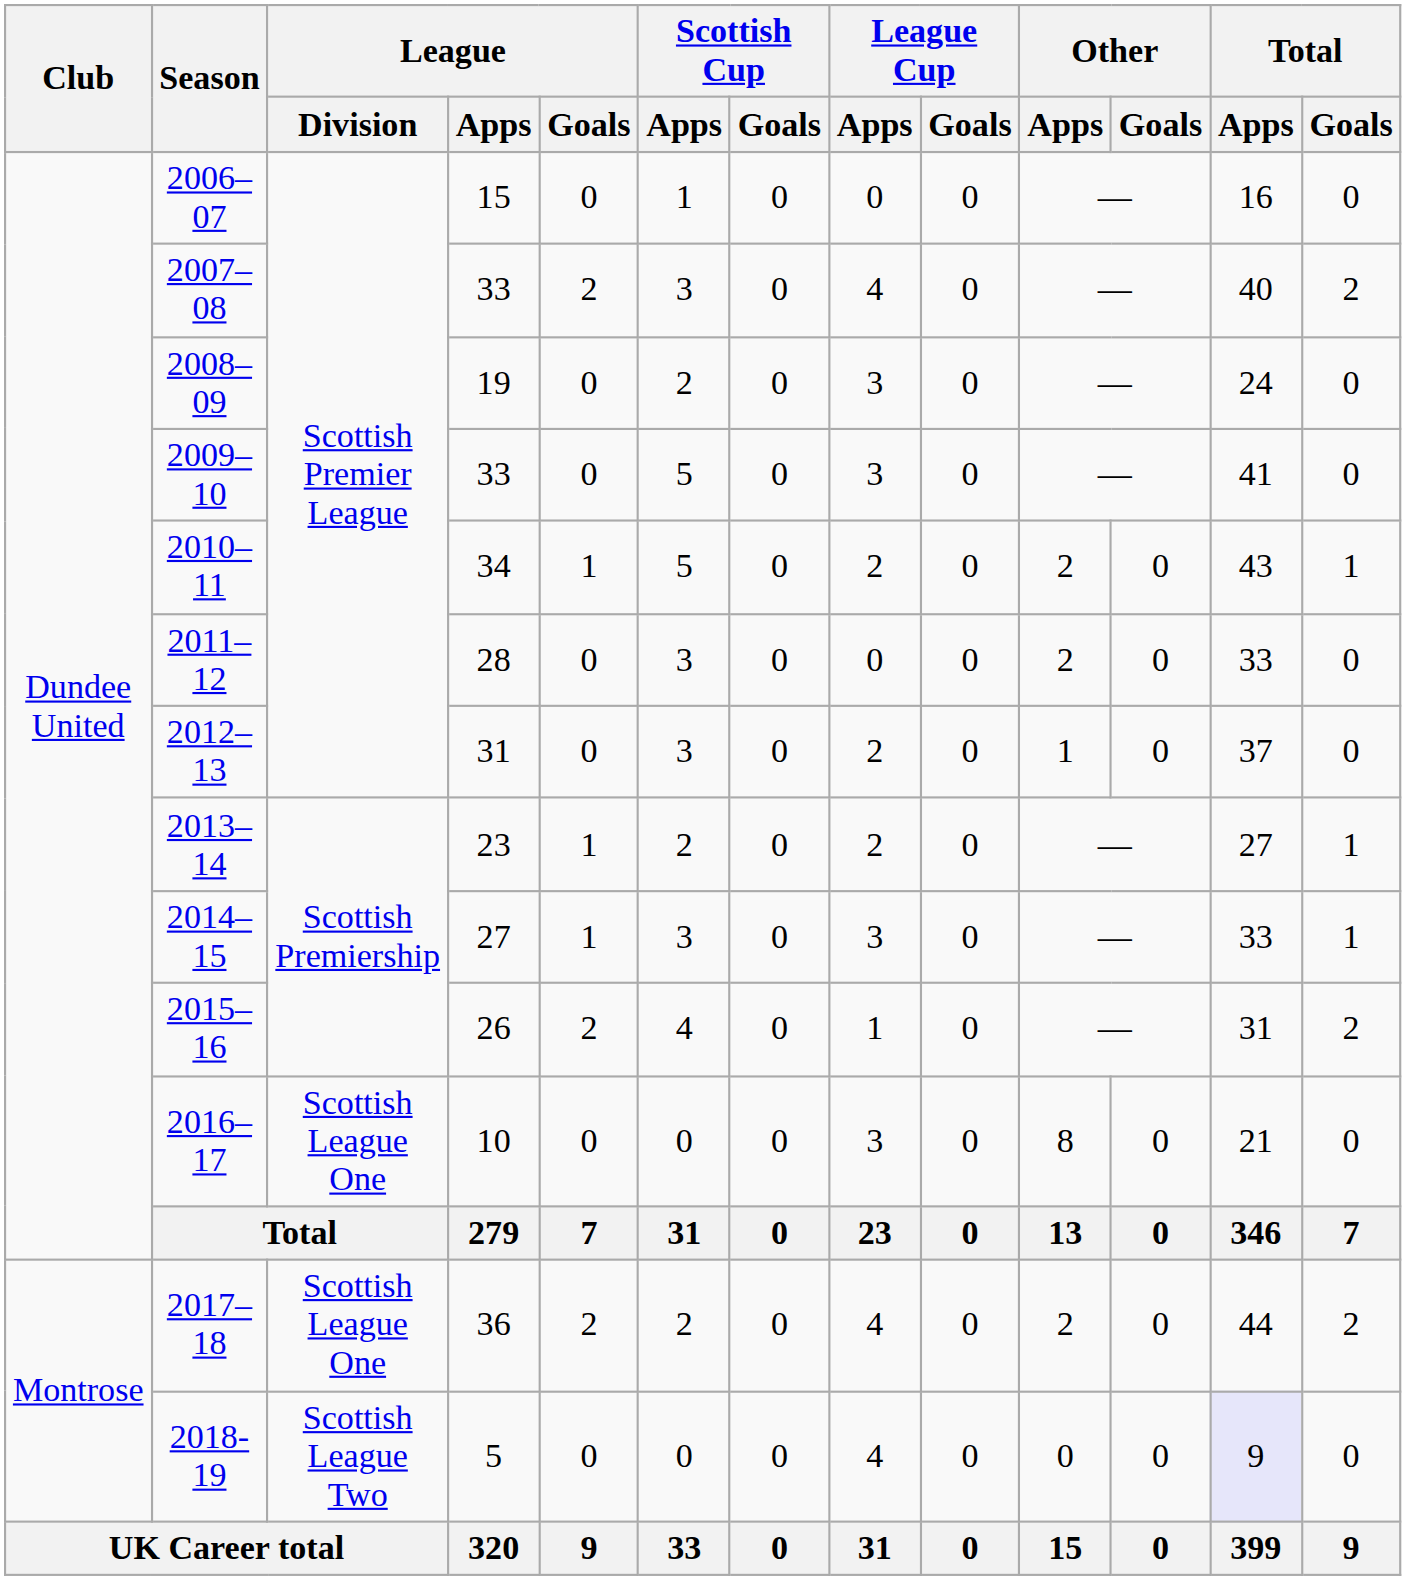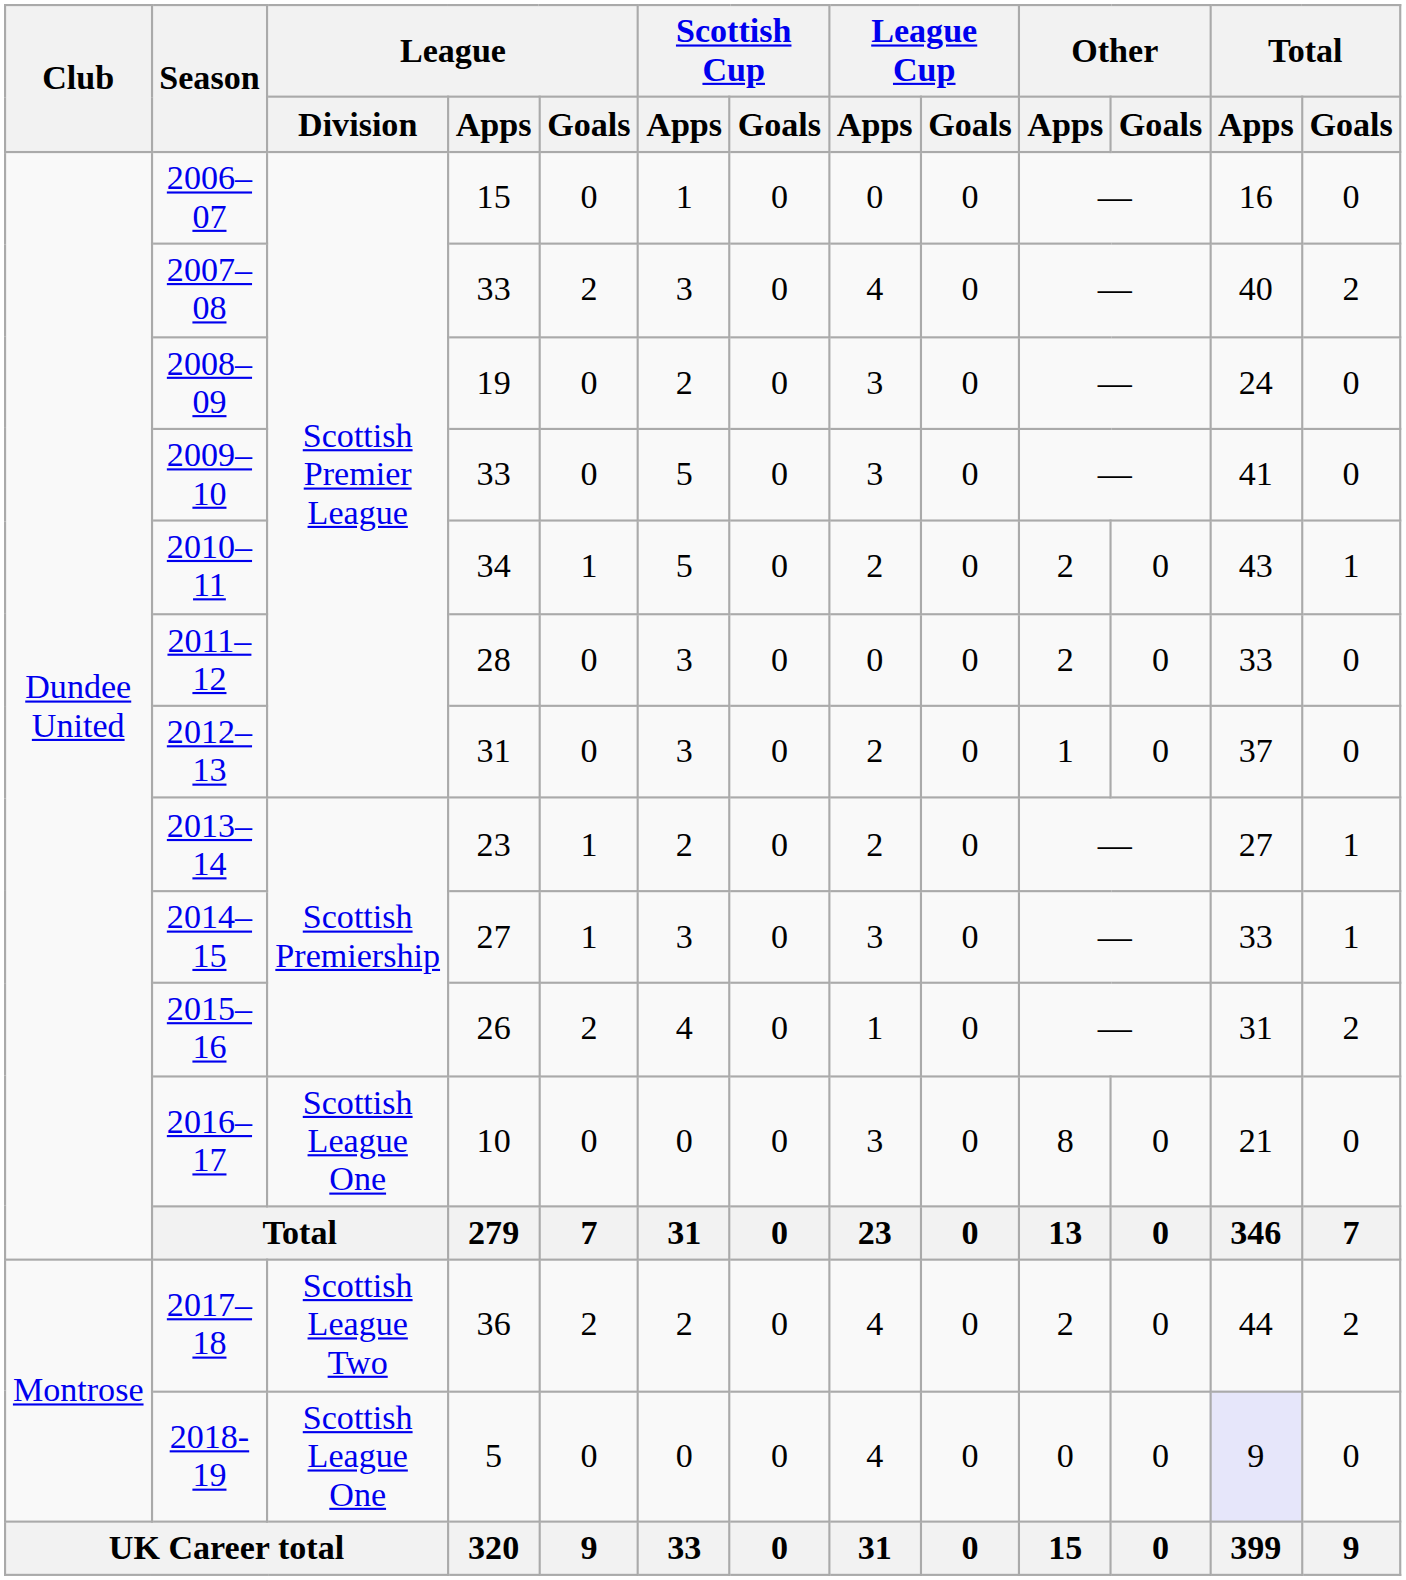(358, 1324) Scottish League One -> (358, 1324) Scottish League Two
(358, 1455) Scottish League Two -> (358, 1455) Scottish League One
